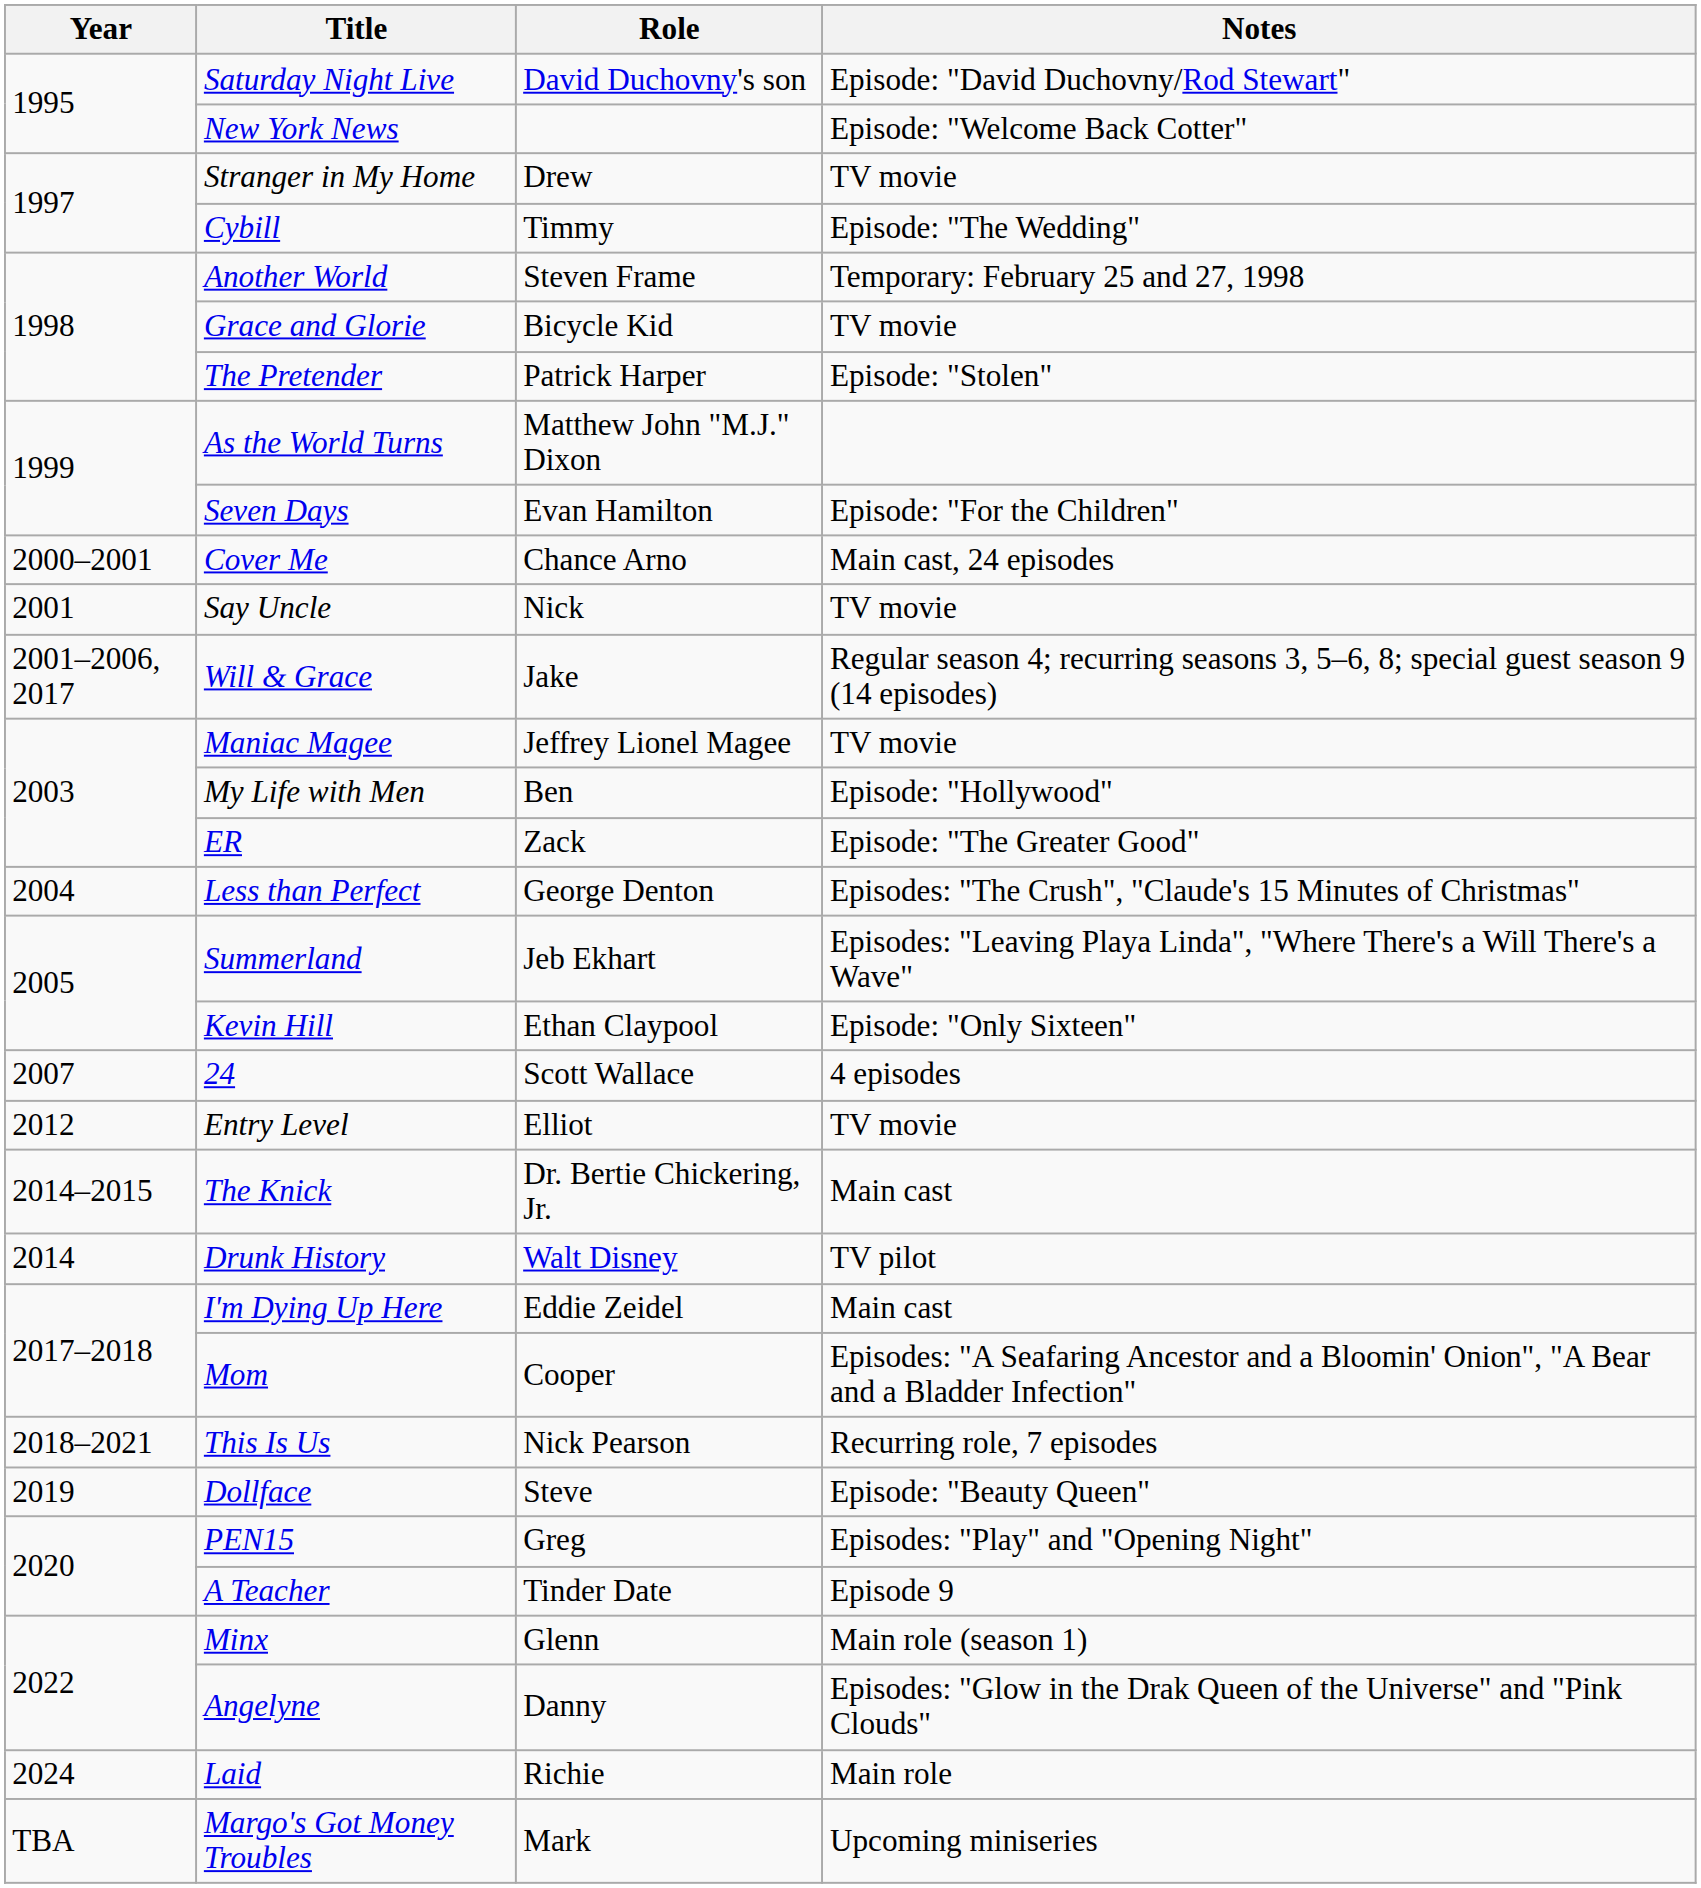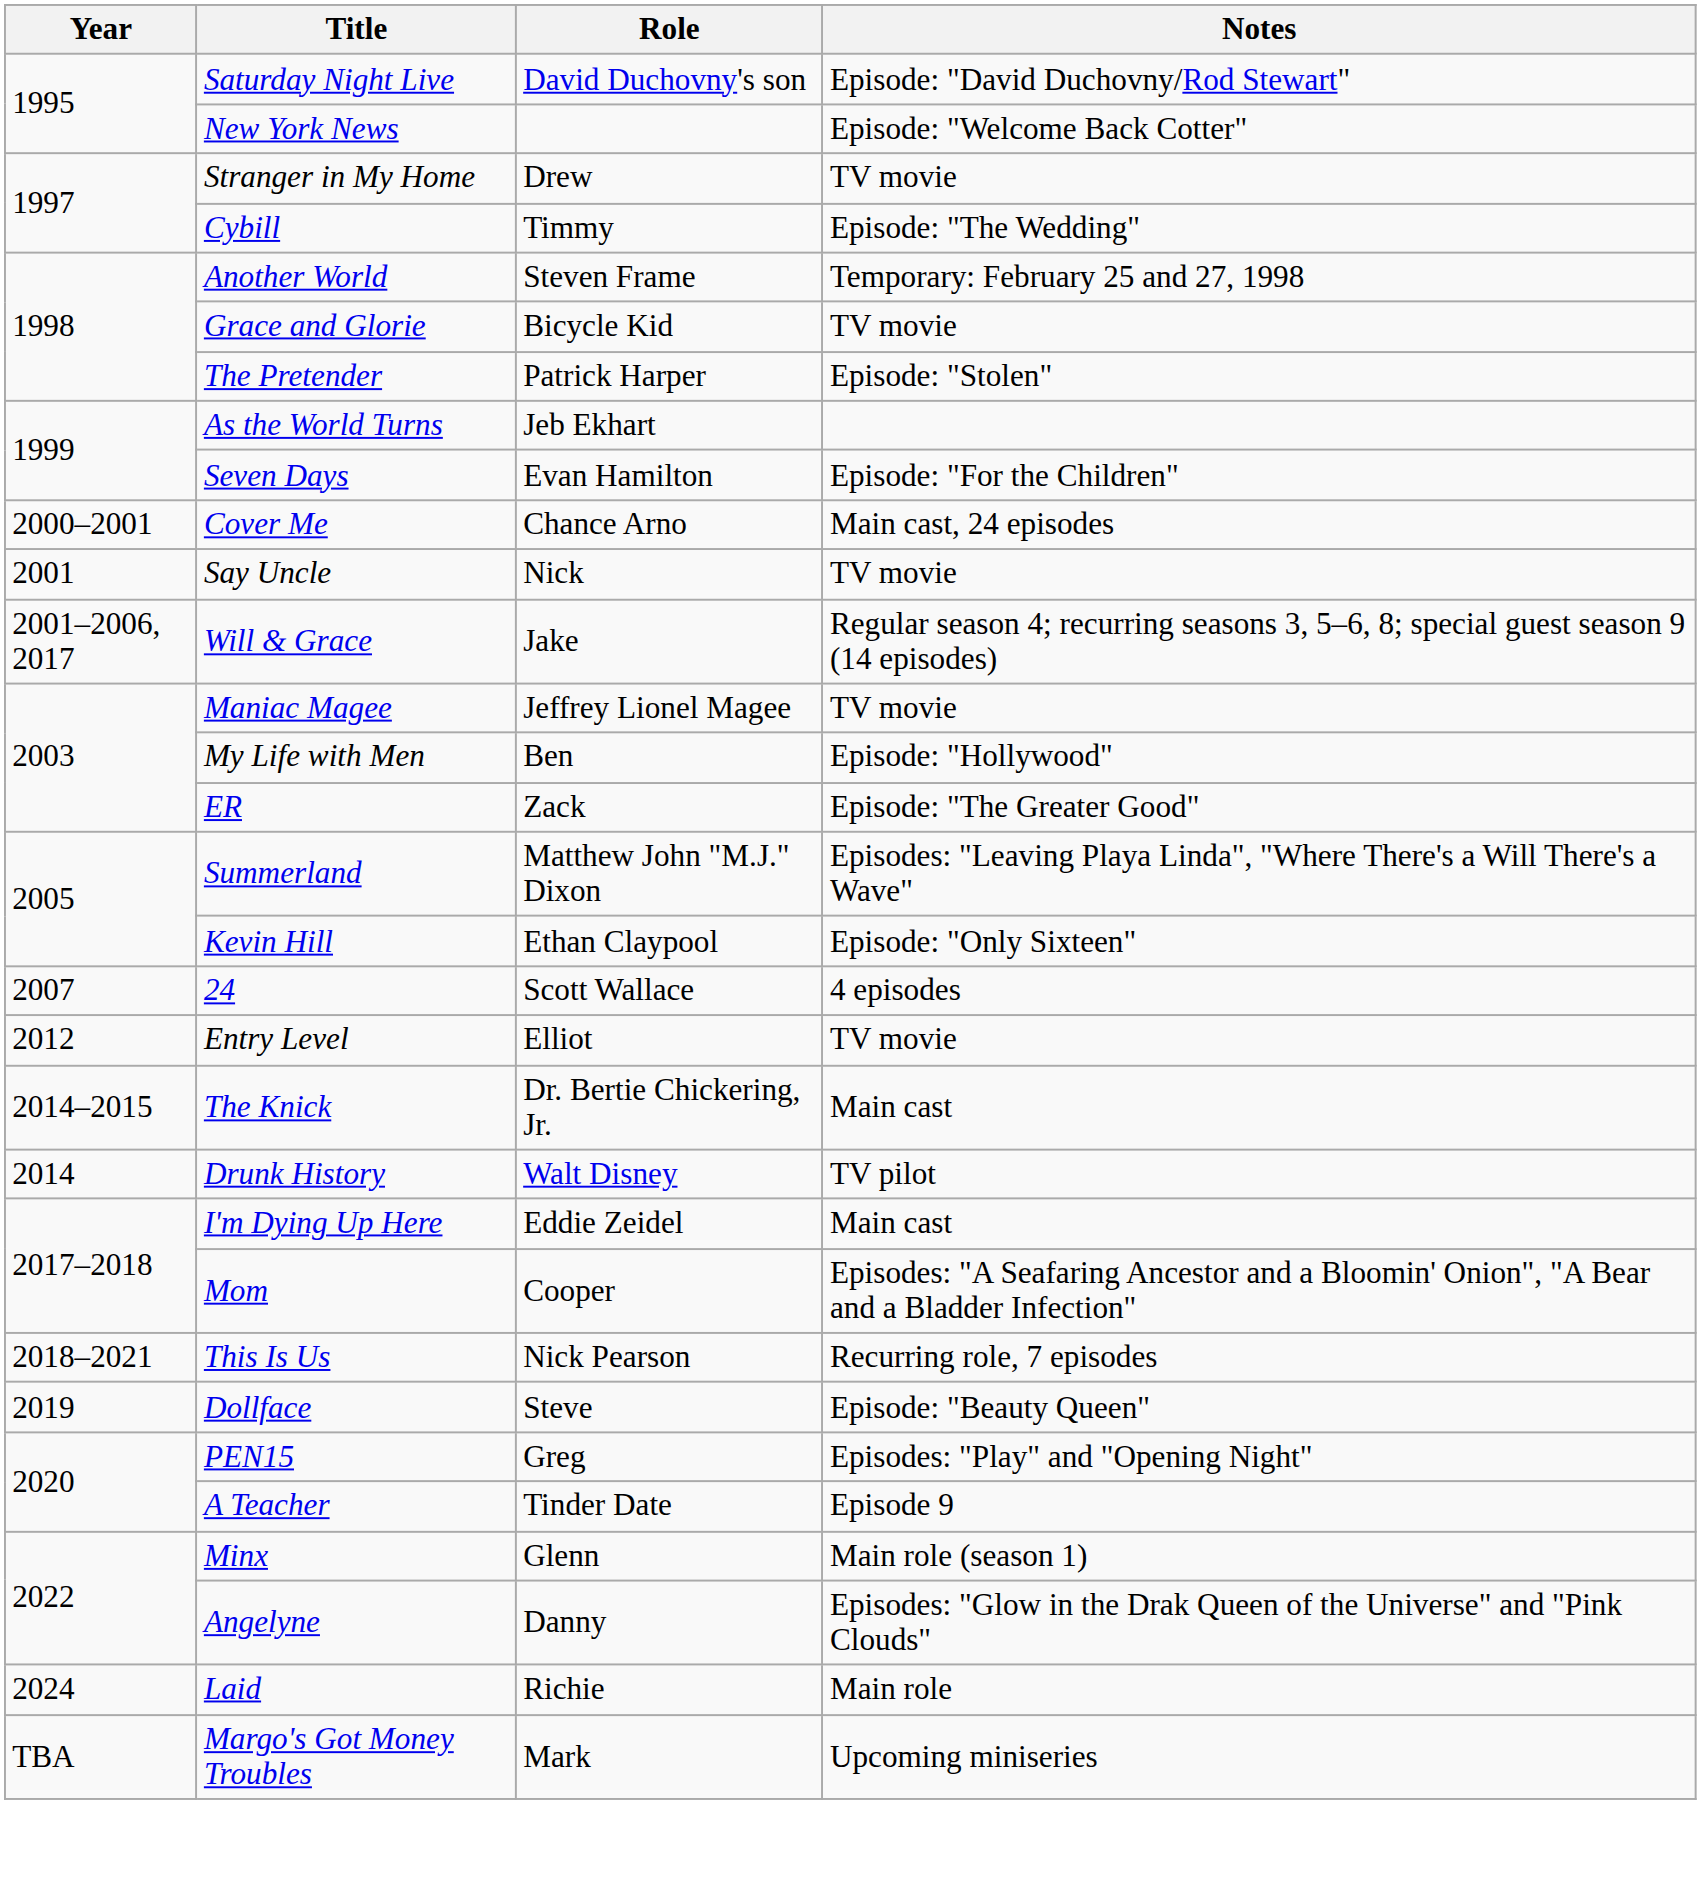(656, 442) Matthew John "M.J." Dixon -> (589, 425) Jeb Ekhart
- row: (312, 891)
(589, 958) Jeb Ekhart -> (656, 873) Matthew John "M.J." Dixon
